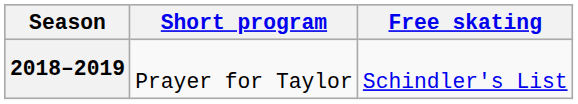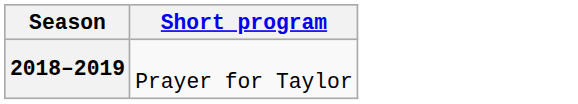- column: (465, 22)
